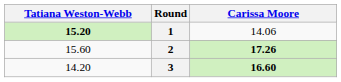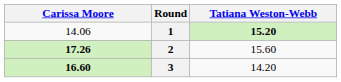columns swapped: (263, 13) <-> (78, 13)
